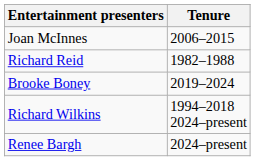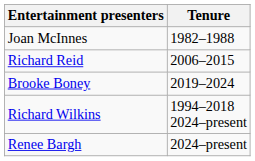(202, 38) 2006–2015 -> (202, 38) 1982–1988
(202, 60) 1982–1988 -> (202, 60) 2006–2015
